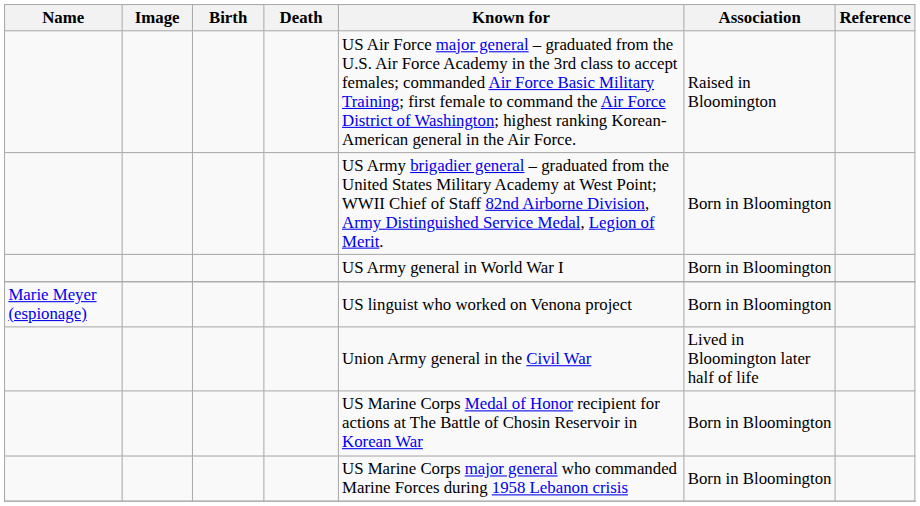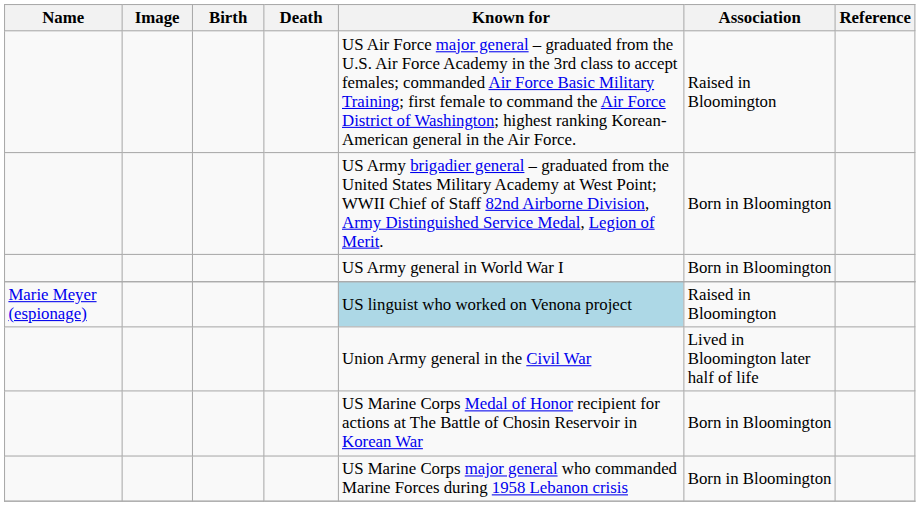(487, 303) no background -> (487, 303) lightblue background
(760, 303) Born in Bloomington -> (732, 303) Raised in Bloomington
